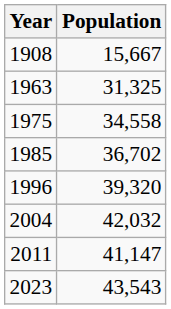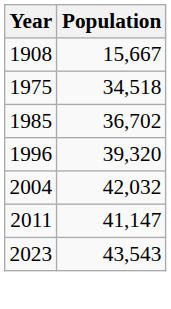- row: (31, 87)
(132, 120) 34,558 -> (132, 87) 34,518
